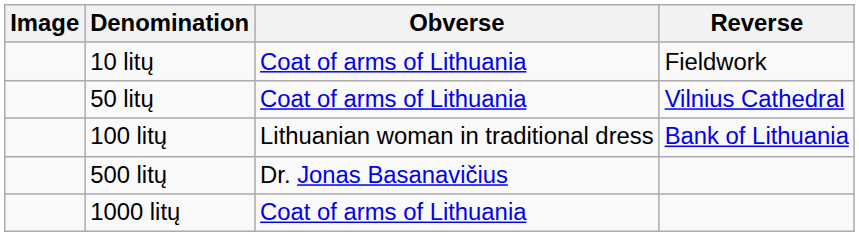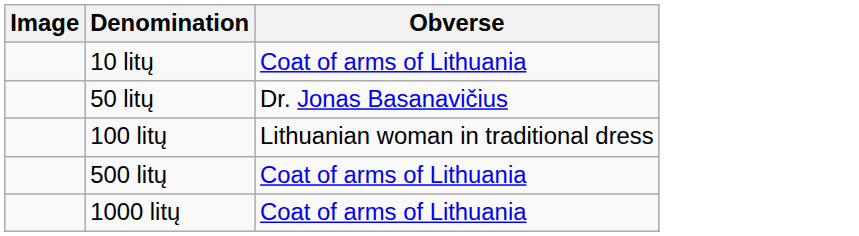- column: (757, 23)
(393, 99) Coat of arms of Lithuania -> (384, 99) Dr. Jonas Basanavičius
(384, 174) Dr. Jonas Basanavičius -> (393, 174) Coat of arms of Lithuania
